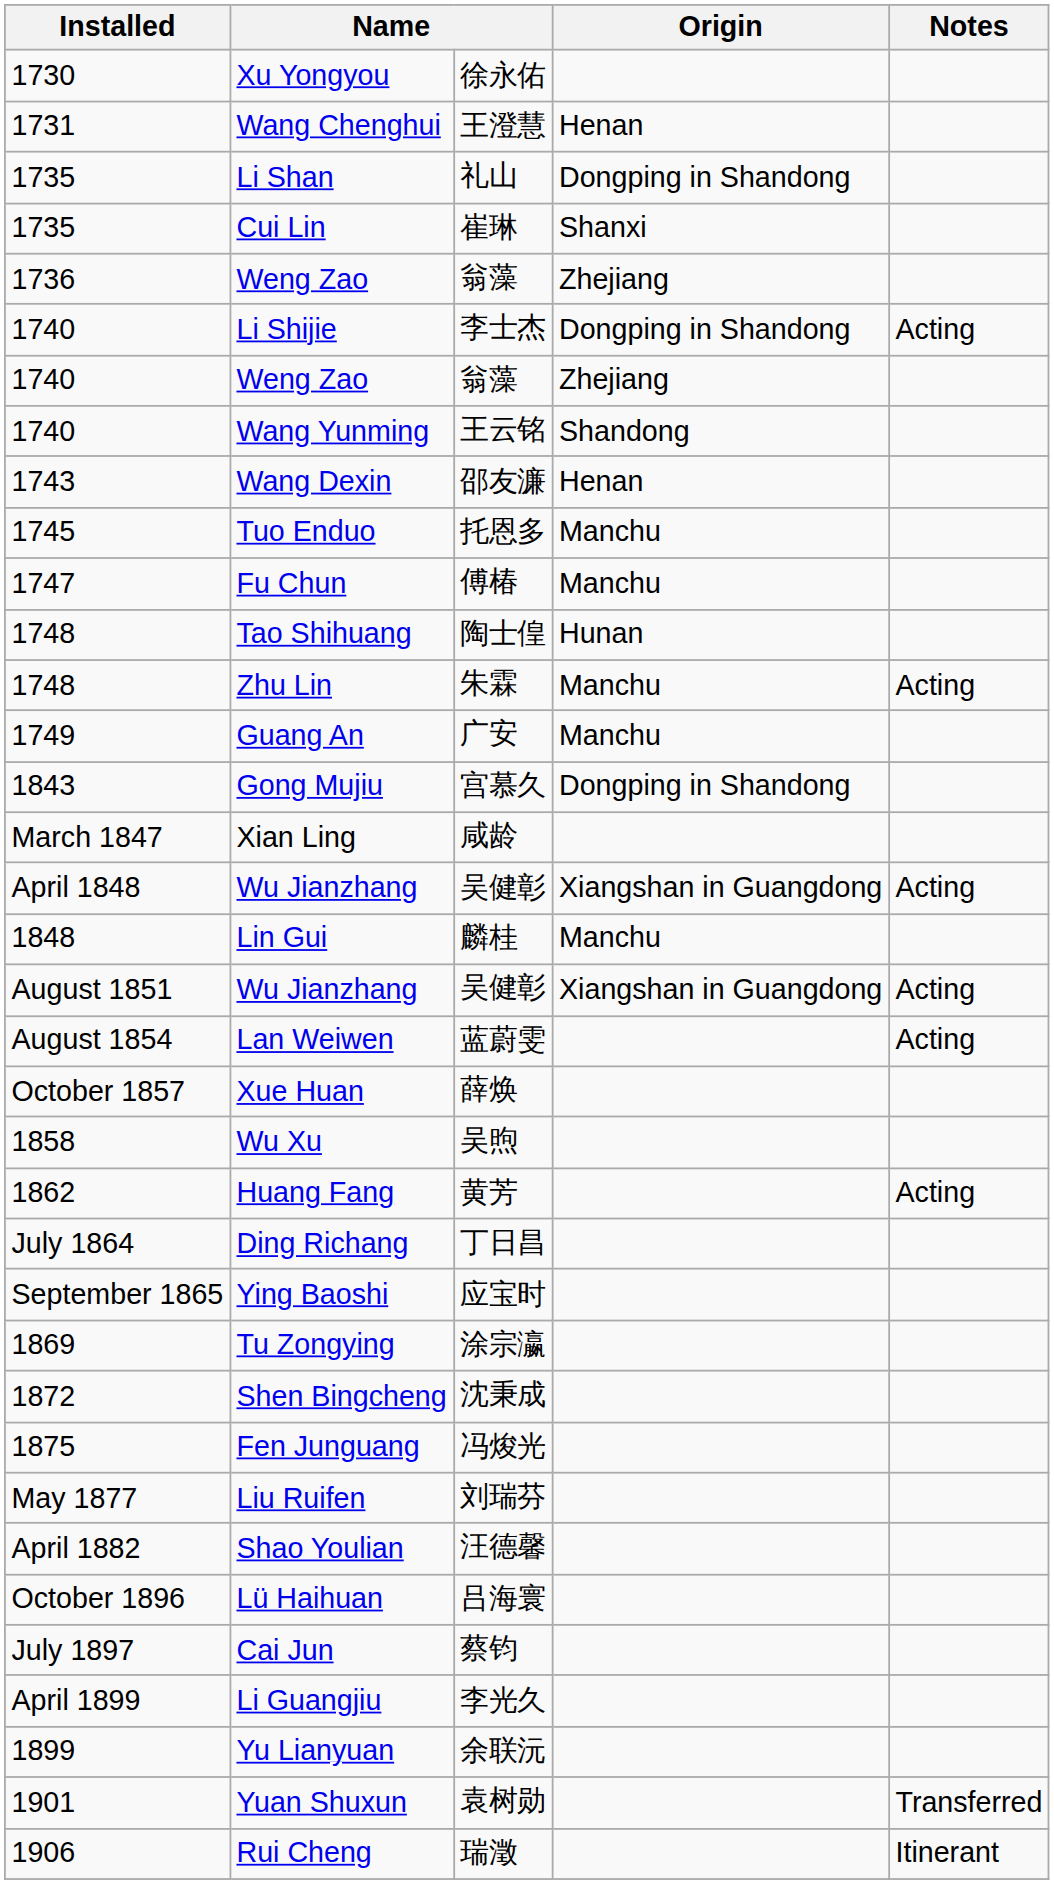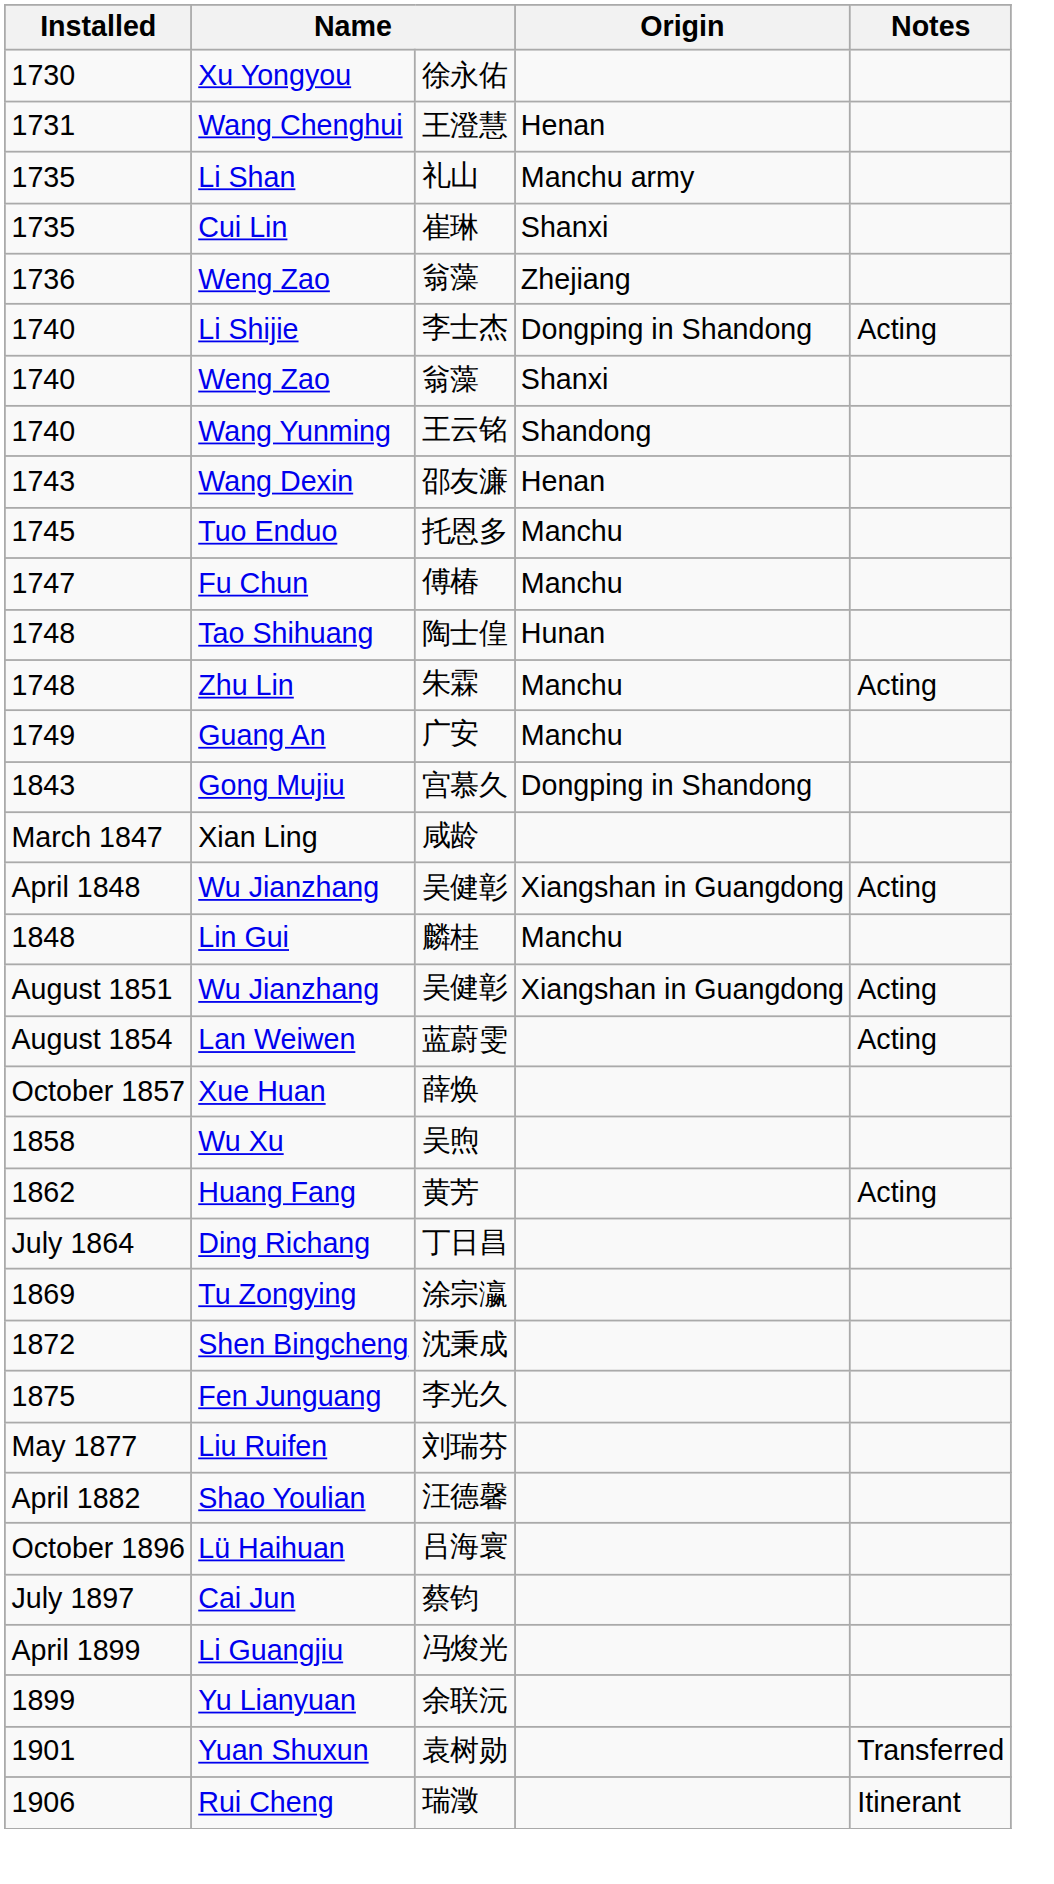(705, 176) Dongping in Shandong -> (608, 176) Manchu army
(614, 380) Zhejiang -> (565, 380) Shanxi
- row: (117, 1294)
(503, 1445) 冯焌光 -> (465, 1394) 李光久
(503, 1699) 李光久 -> (465, 1648) 冯焌光
